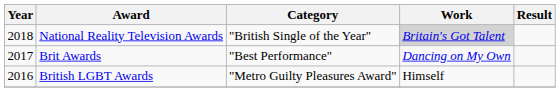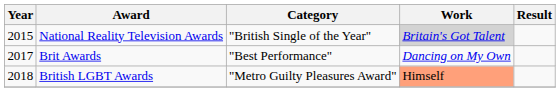(20, 35) 2018 -> (20, 35) 2015
(20, 76) 2016 -> (20, 76) 2018
(423, 76) no background -> (423, 76) lightsalmon background
